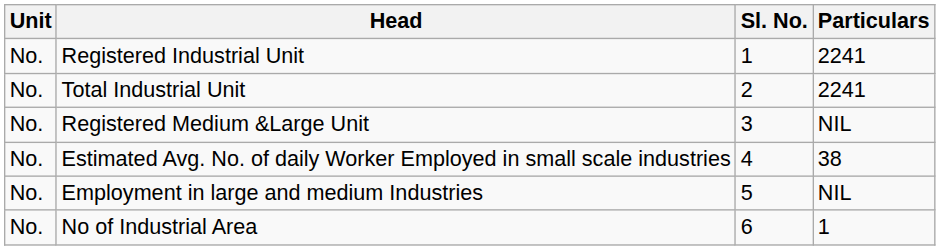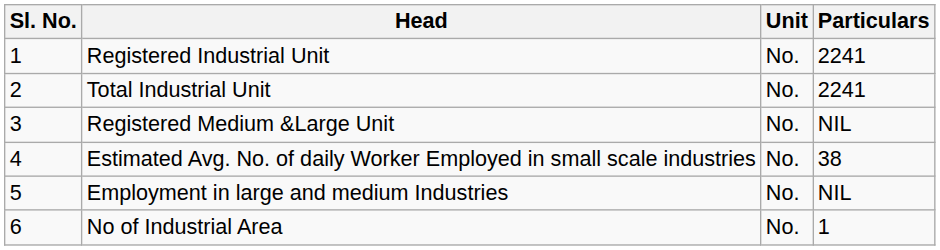columns swapped: (774, 21) <-> (31, 21)
